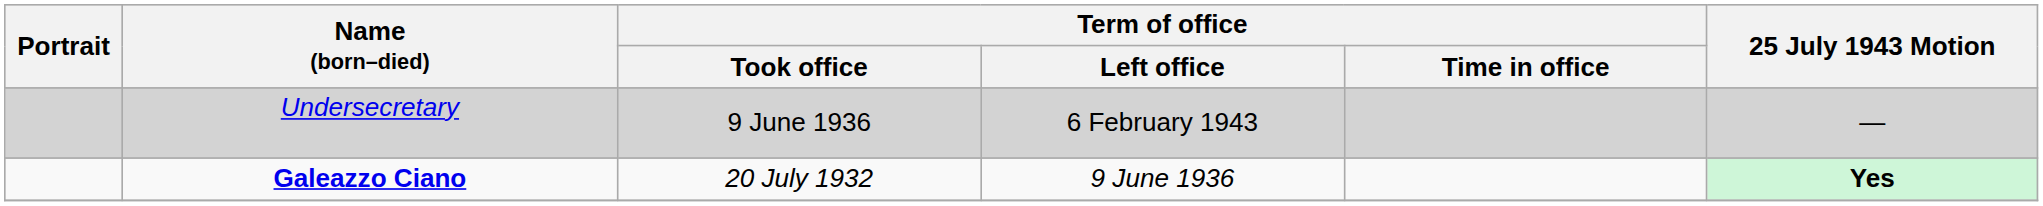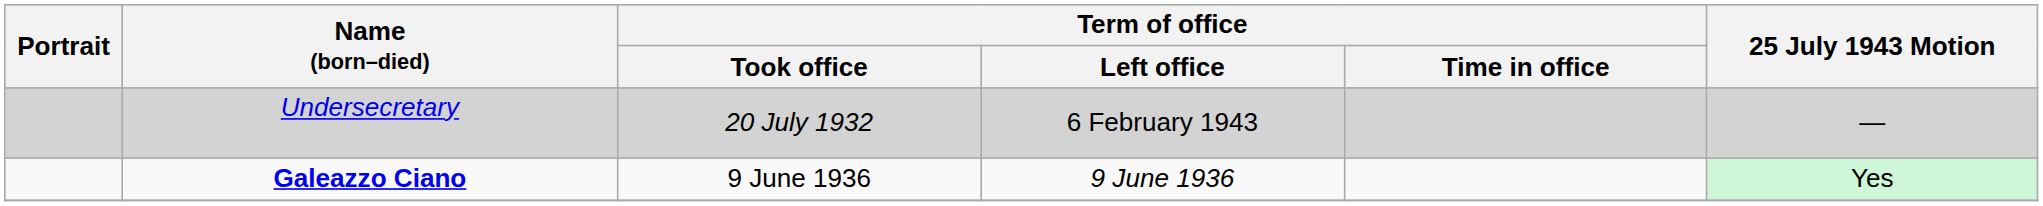(799, 122) 9 June 1936 -> (799, 122) 20 July 1932
(799, 178) 20 July 1932 -> (799, 178) 9 June 1936
(1872, 178) bold -> (1872, 178) normal
